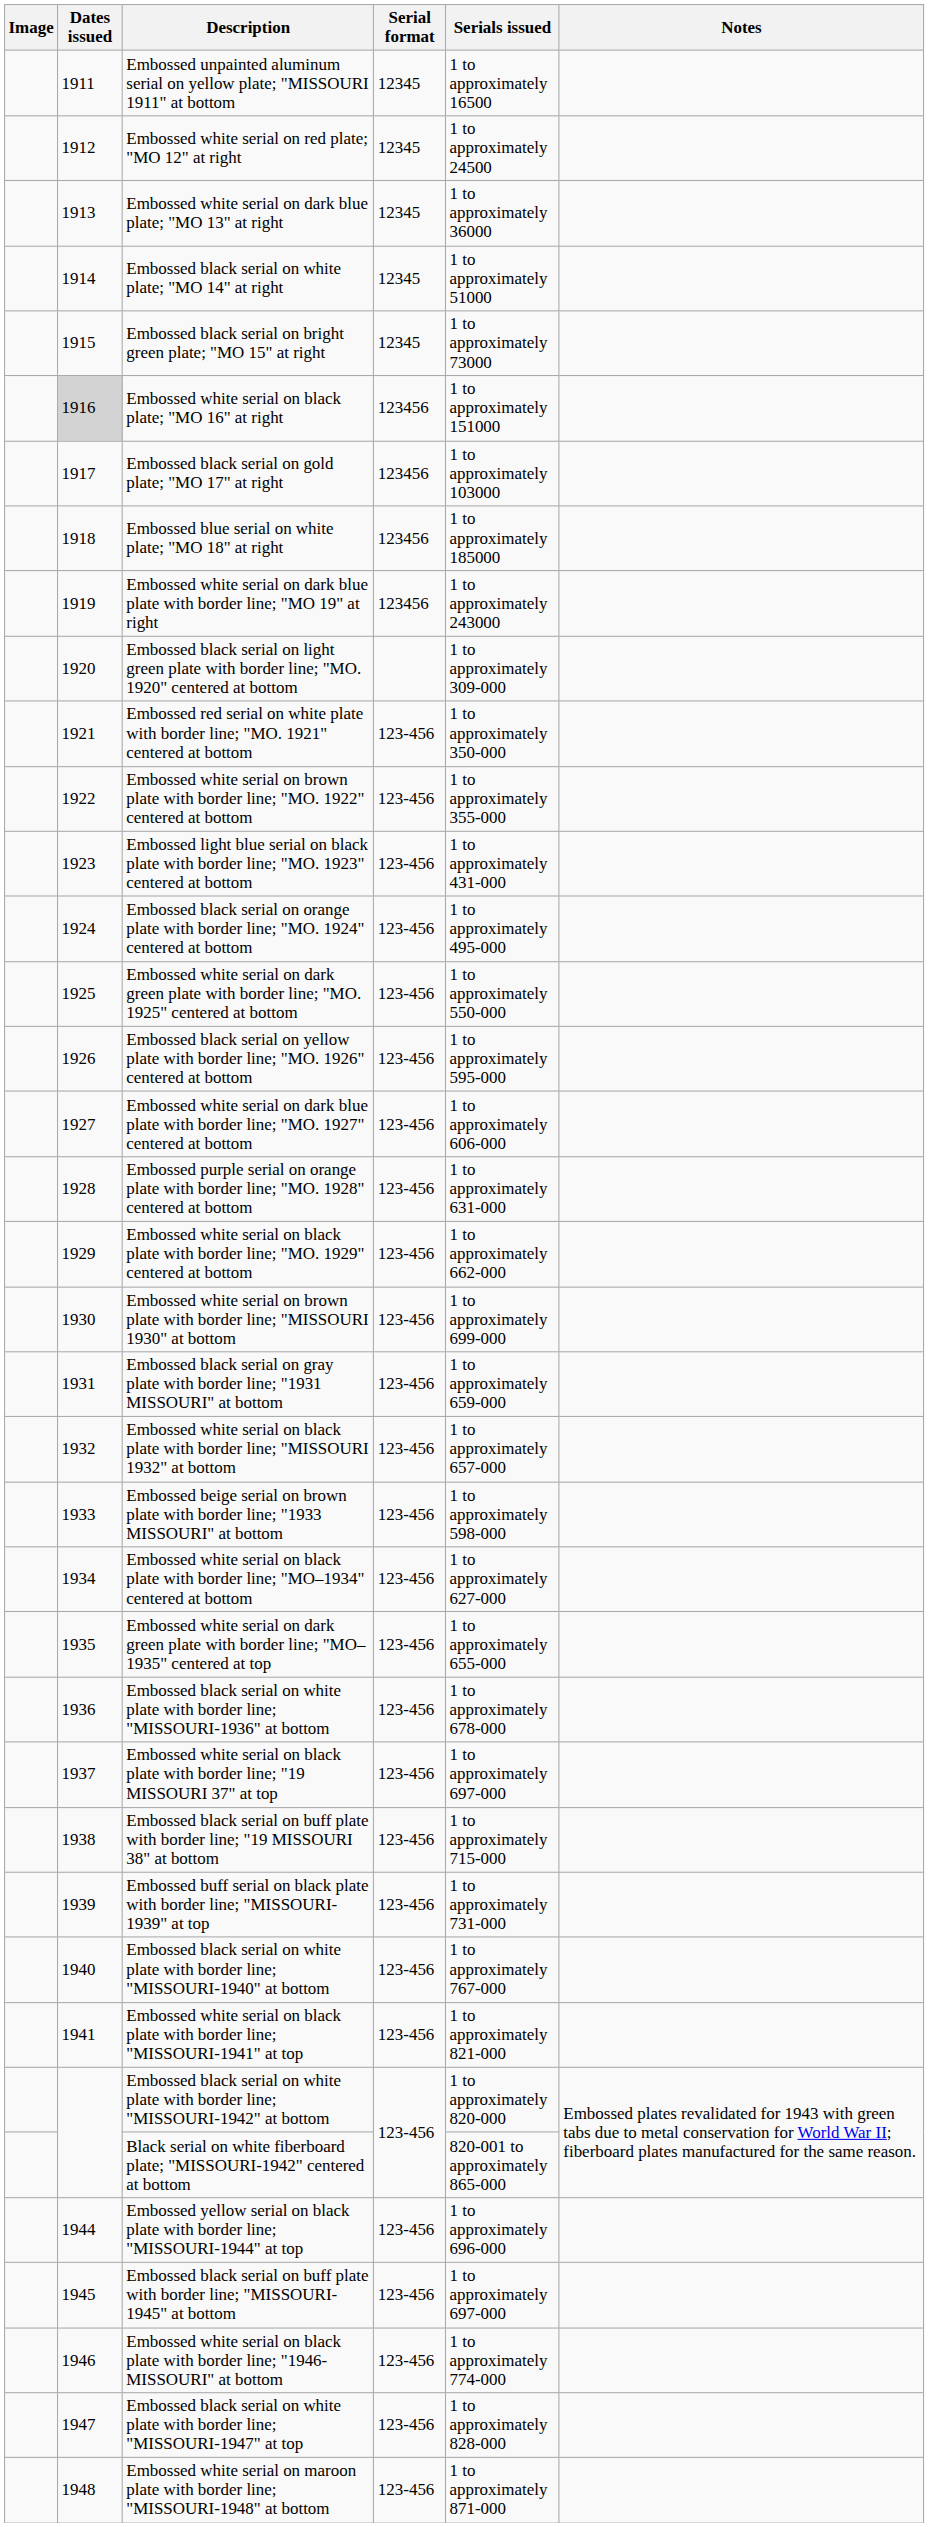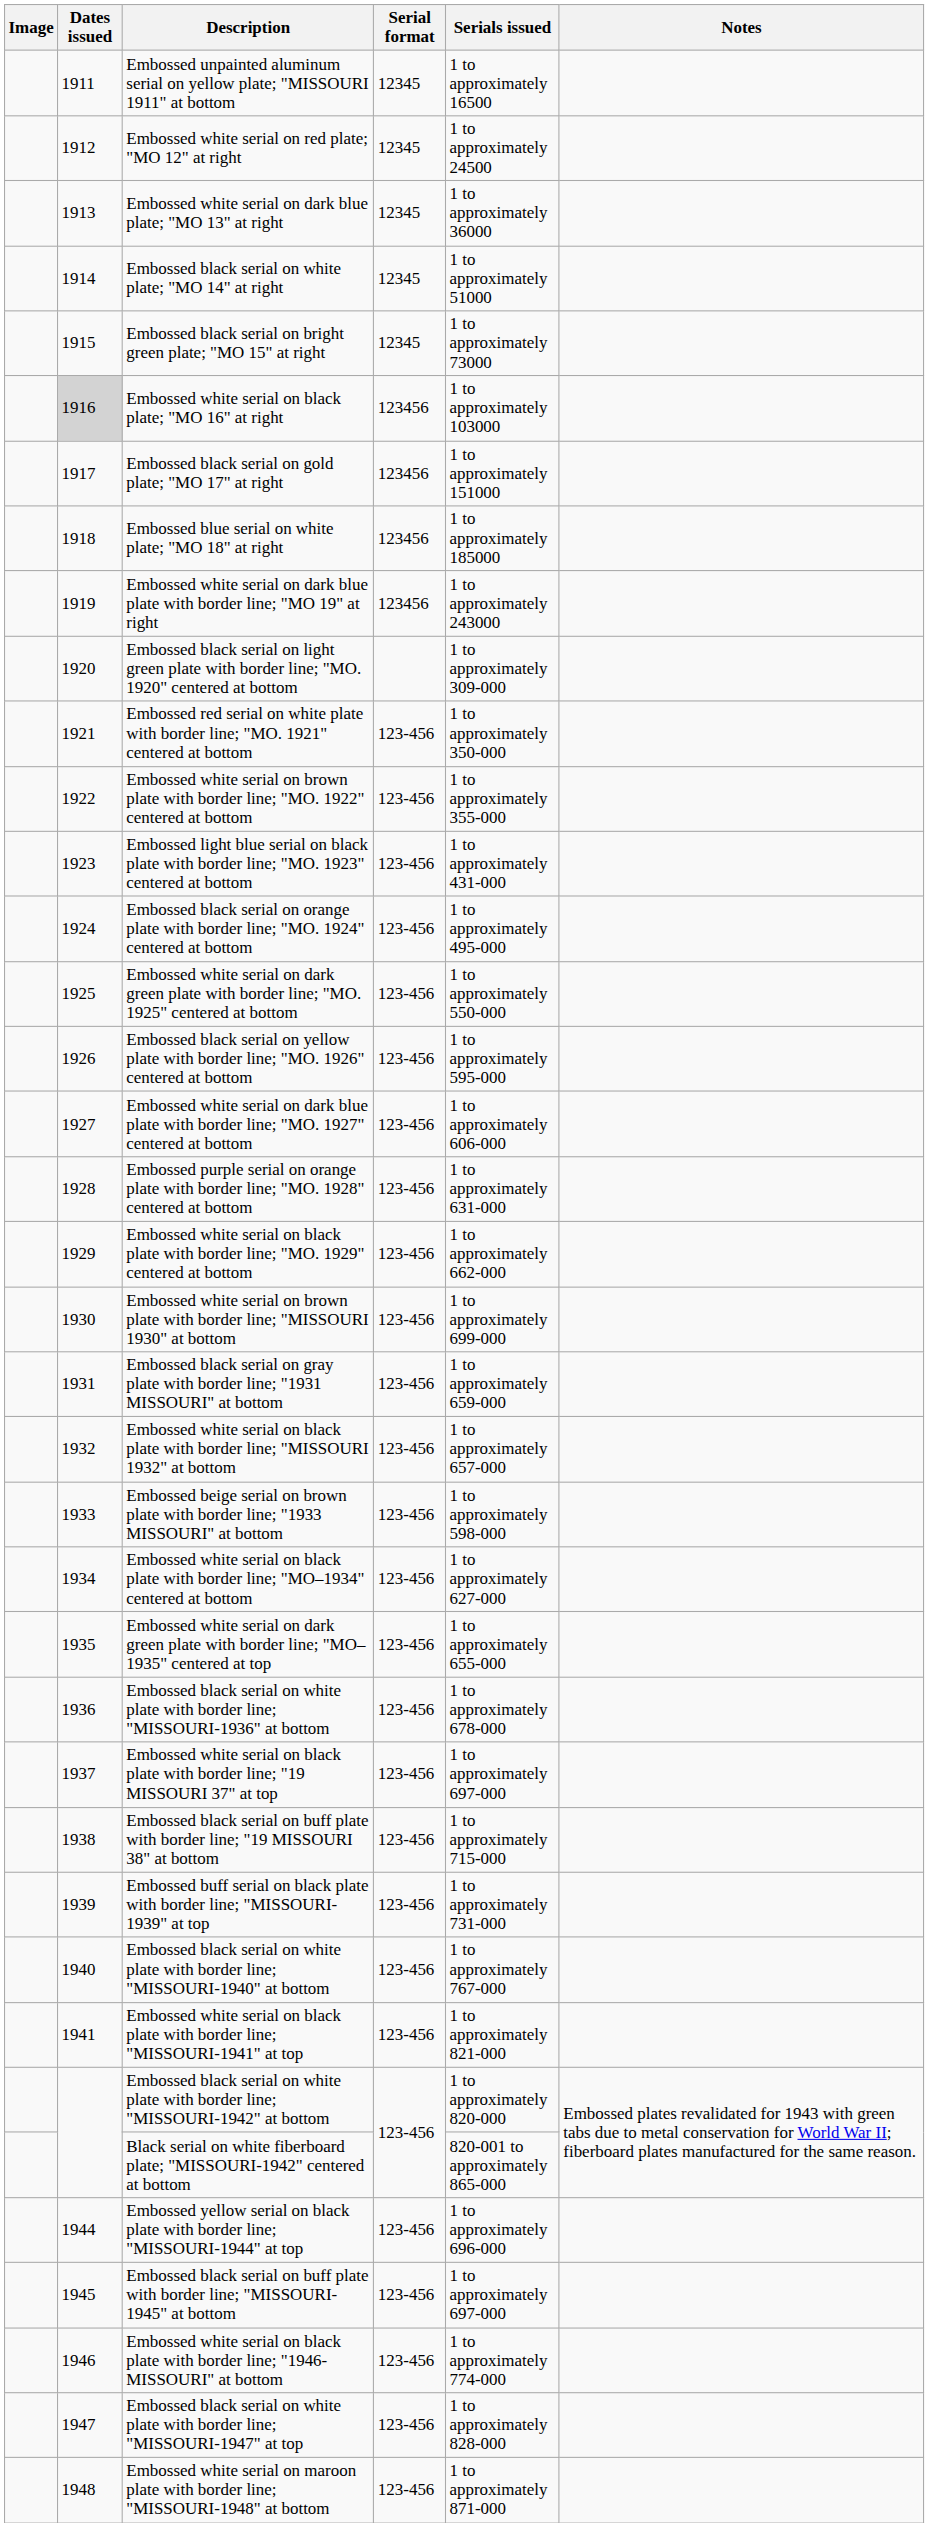(498, 408) 1 to approximately 151000 -> (498, 408) 1 to approximately 103000
(498, 473) 1 to approximately 103000 -> (498, 473) 1 to approximately 151000
